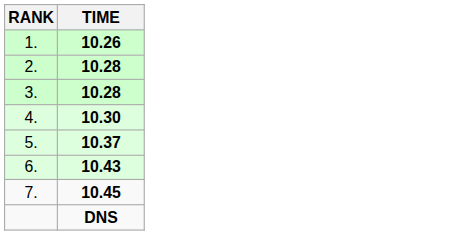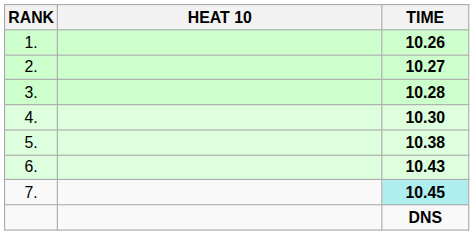+ column: (220, 17)
(101, 68) 10.28 -> (425, 68) 10.27
(101, 143) 10.37 -> (425, 143) 10.38
(101, 193) no background -> (425, 193) paleturquoise background
